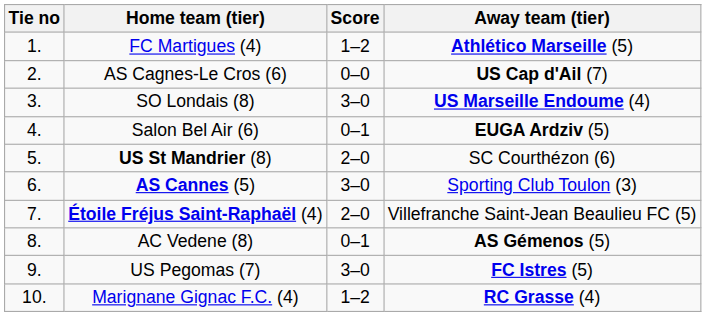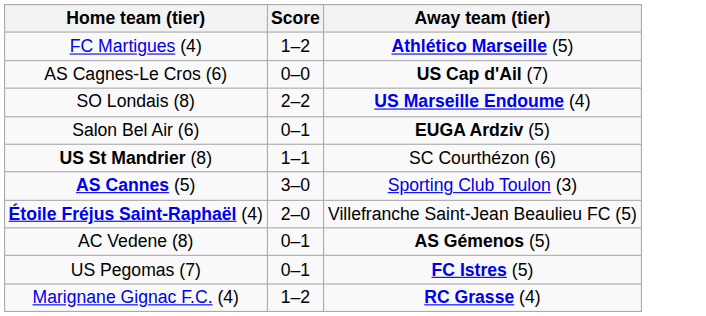- column: (34, 18)
(355, 102) 3–0 -> (295, 102) 2–2
(355, 158) 2–0 -> (295, 158) 1–1
(355, 269) 3–0 -> (295, 269) 0–1
